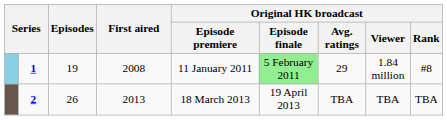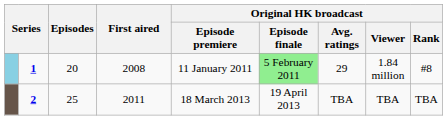(72, 68) 19 -> (72, 68) 20
(72, 99) 26 -> (72, 99) 25
(134, 99) 2013 -> (134, 99) 2011
